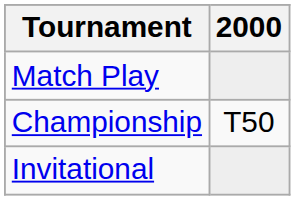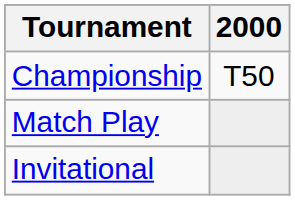rows swapped: (85, 75) <-> (107, 122)
